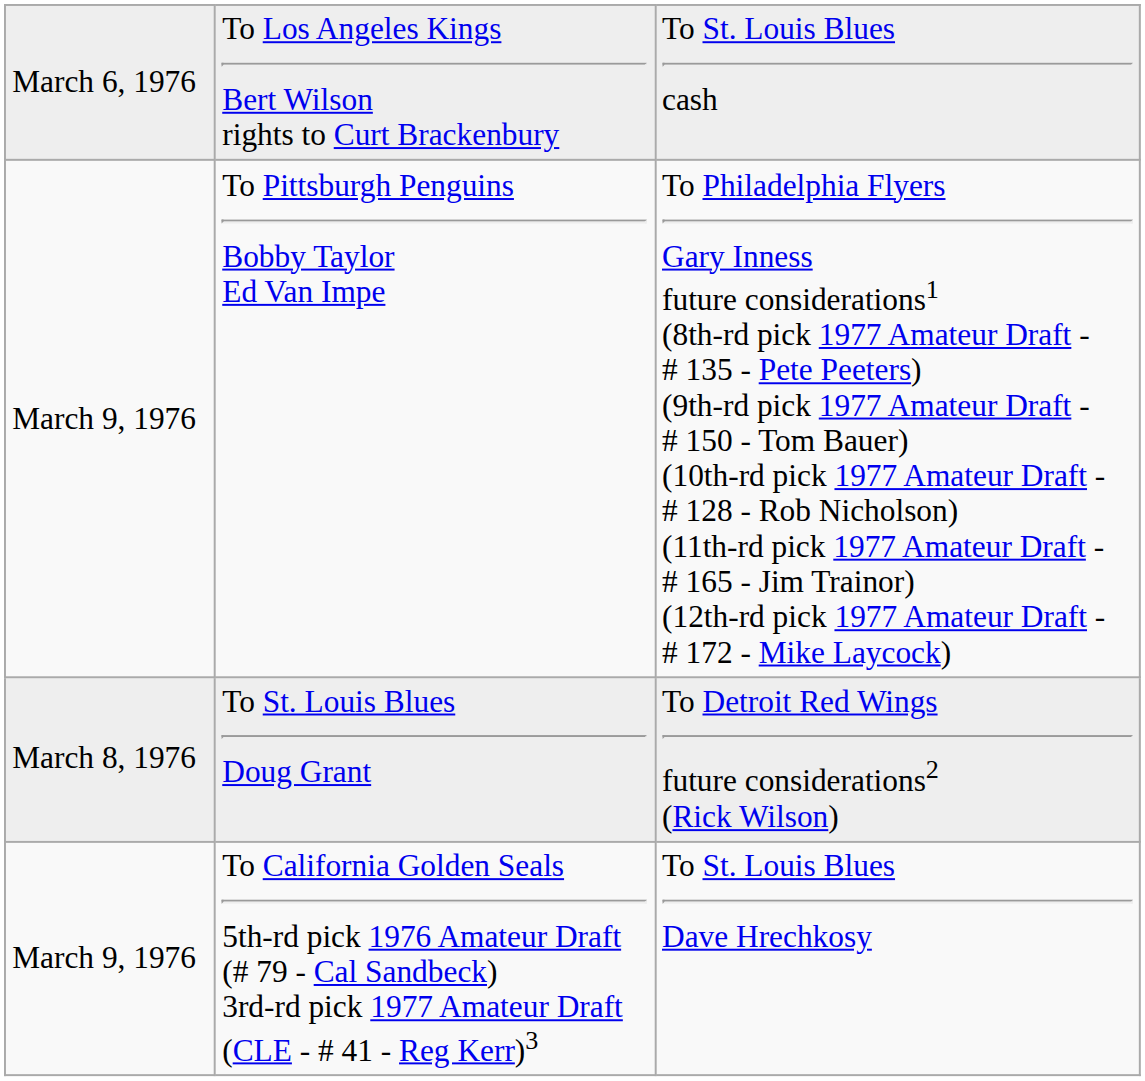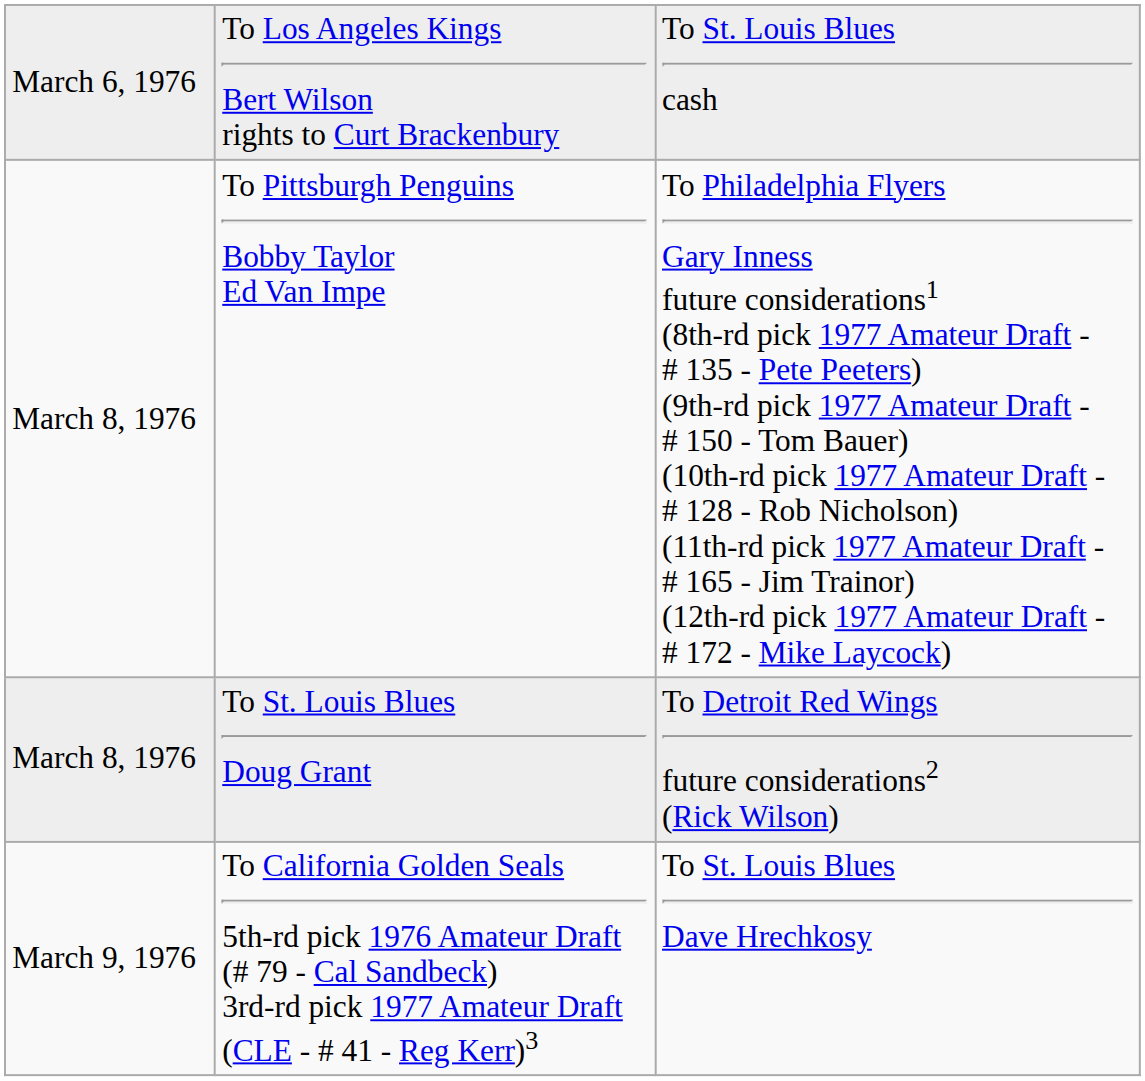(104, 418) March 9, 1976 -> (104, 418) March 8, 1976
